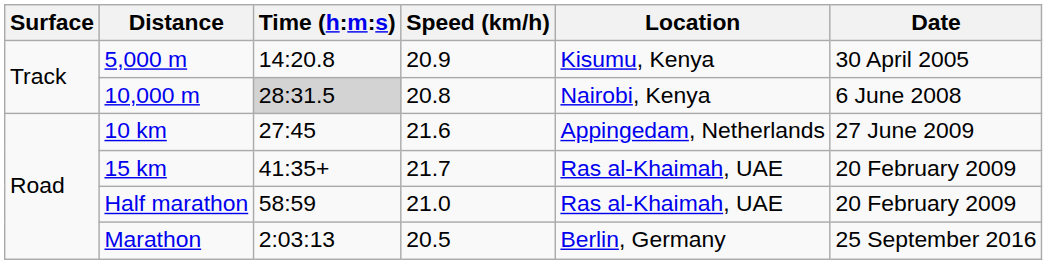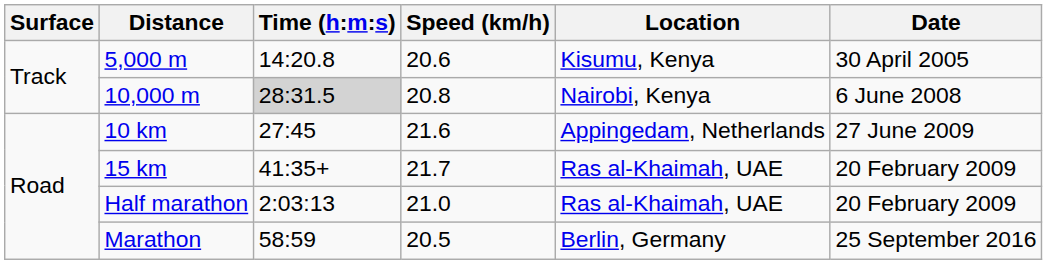(428, 58) 20.9 -> (428, 58) 20.6
(287, 204) 58:59 -> (297, 204) 2:03:13
(297, 240) 2:03:13 -> (287, 240) 58:59
